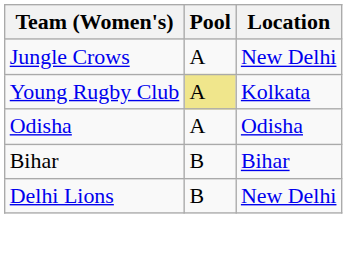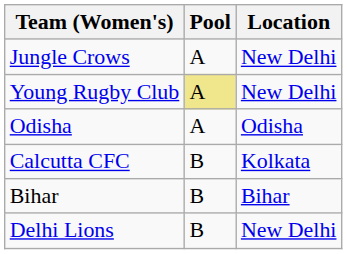(276, 91) Kolkata -> (289, 91) New Delhi
+ row: (70, 160)
